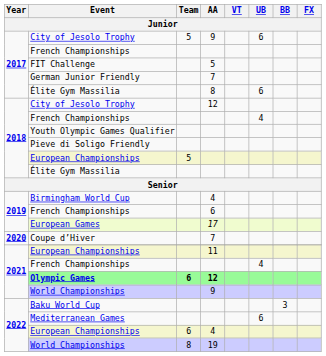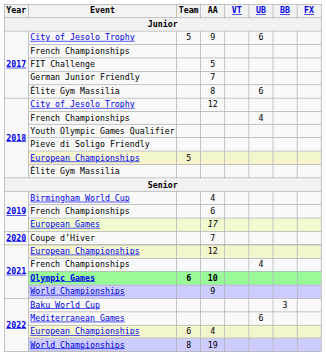(213, 252) 11 -> (213, 252) 12
(213, 279) 12 -> (213, 279) 10
